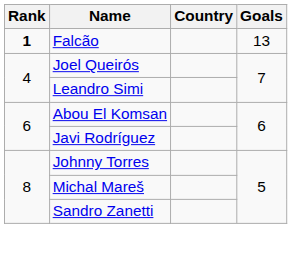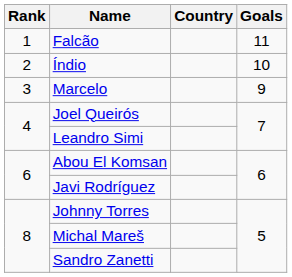(27, 41) bold -> (27, 41) normal
(261, 41) 13 -> (261, 41) 11
+ row: (69, 65)
+ row: (80, 89)
